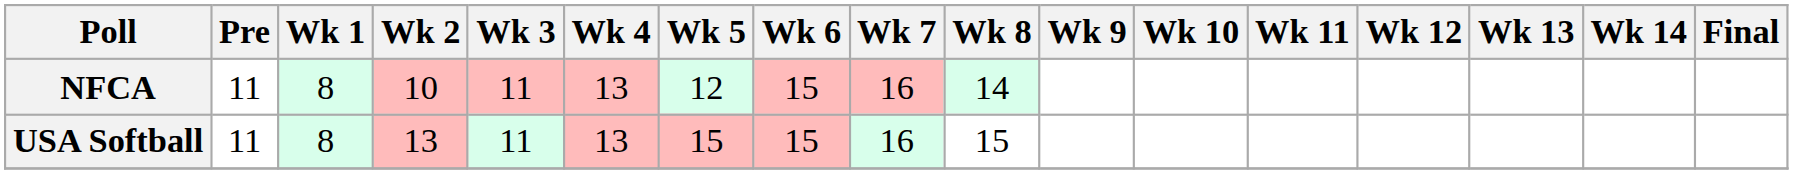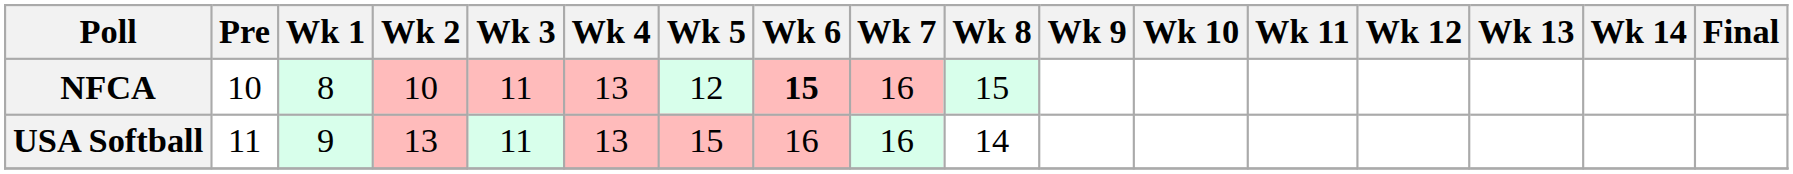(245, 86) 11 -> (245, 86) 10
(802, 86) normal -> (802, 86) bold
(992, 86) 14 -> (992, 86) 15
(326, 140) 8 -> (326, 140) 9
(802, 140) 15 -> (802, 140) 16
(992, 140) 15 -> (992, 140) 14
